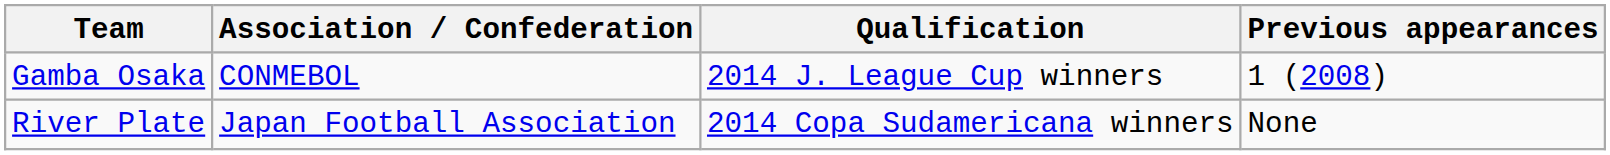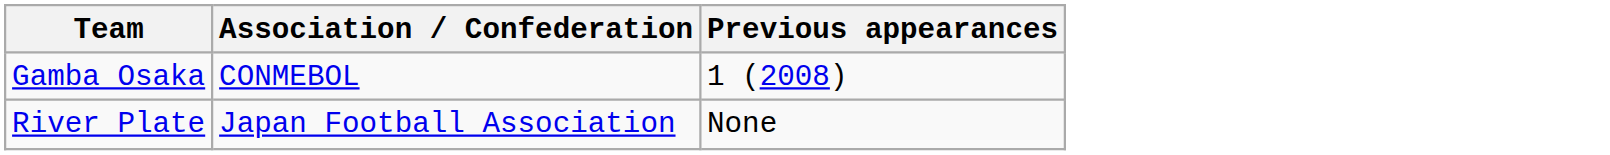- column: (970, 29)
